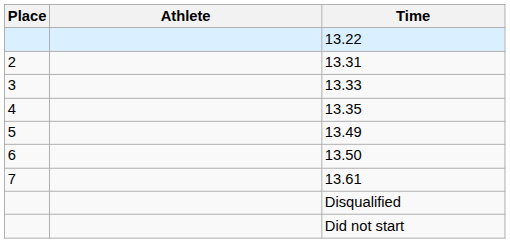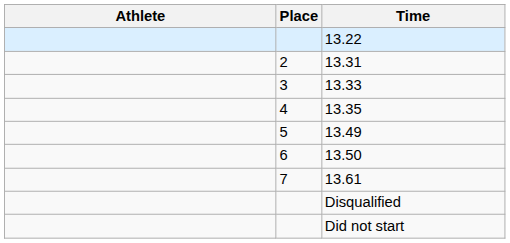columns swapped: (27, 16) <-> (186, 16)
